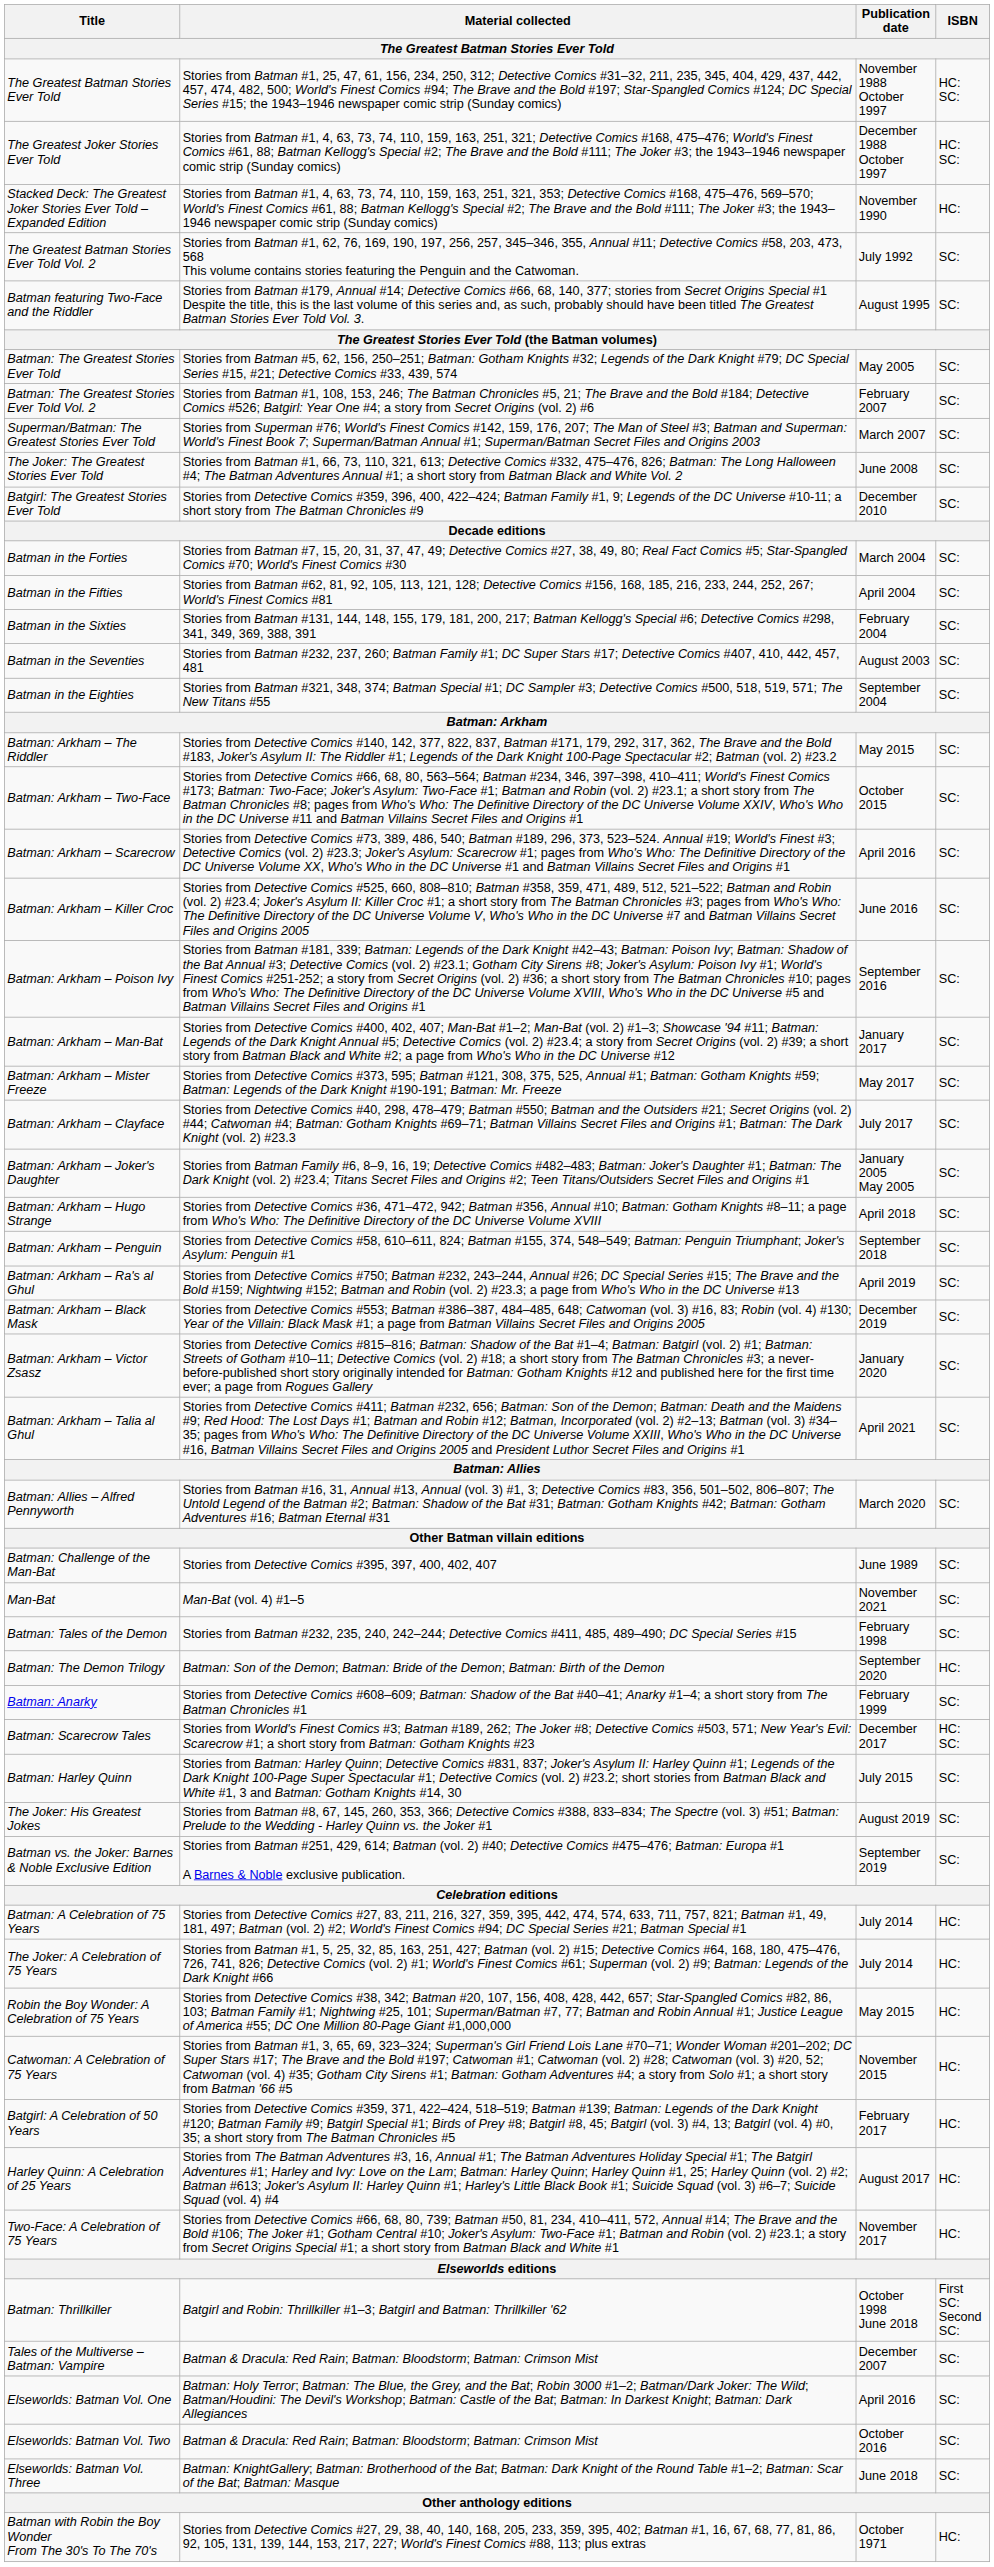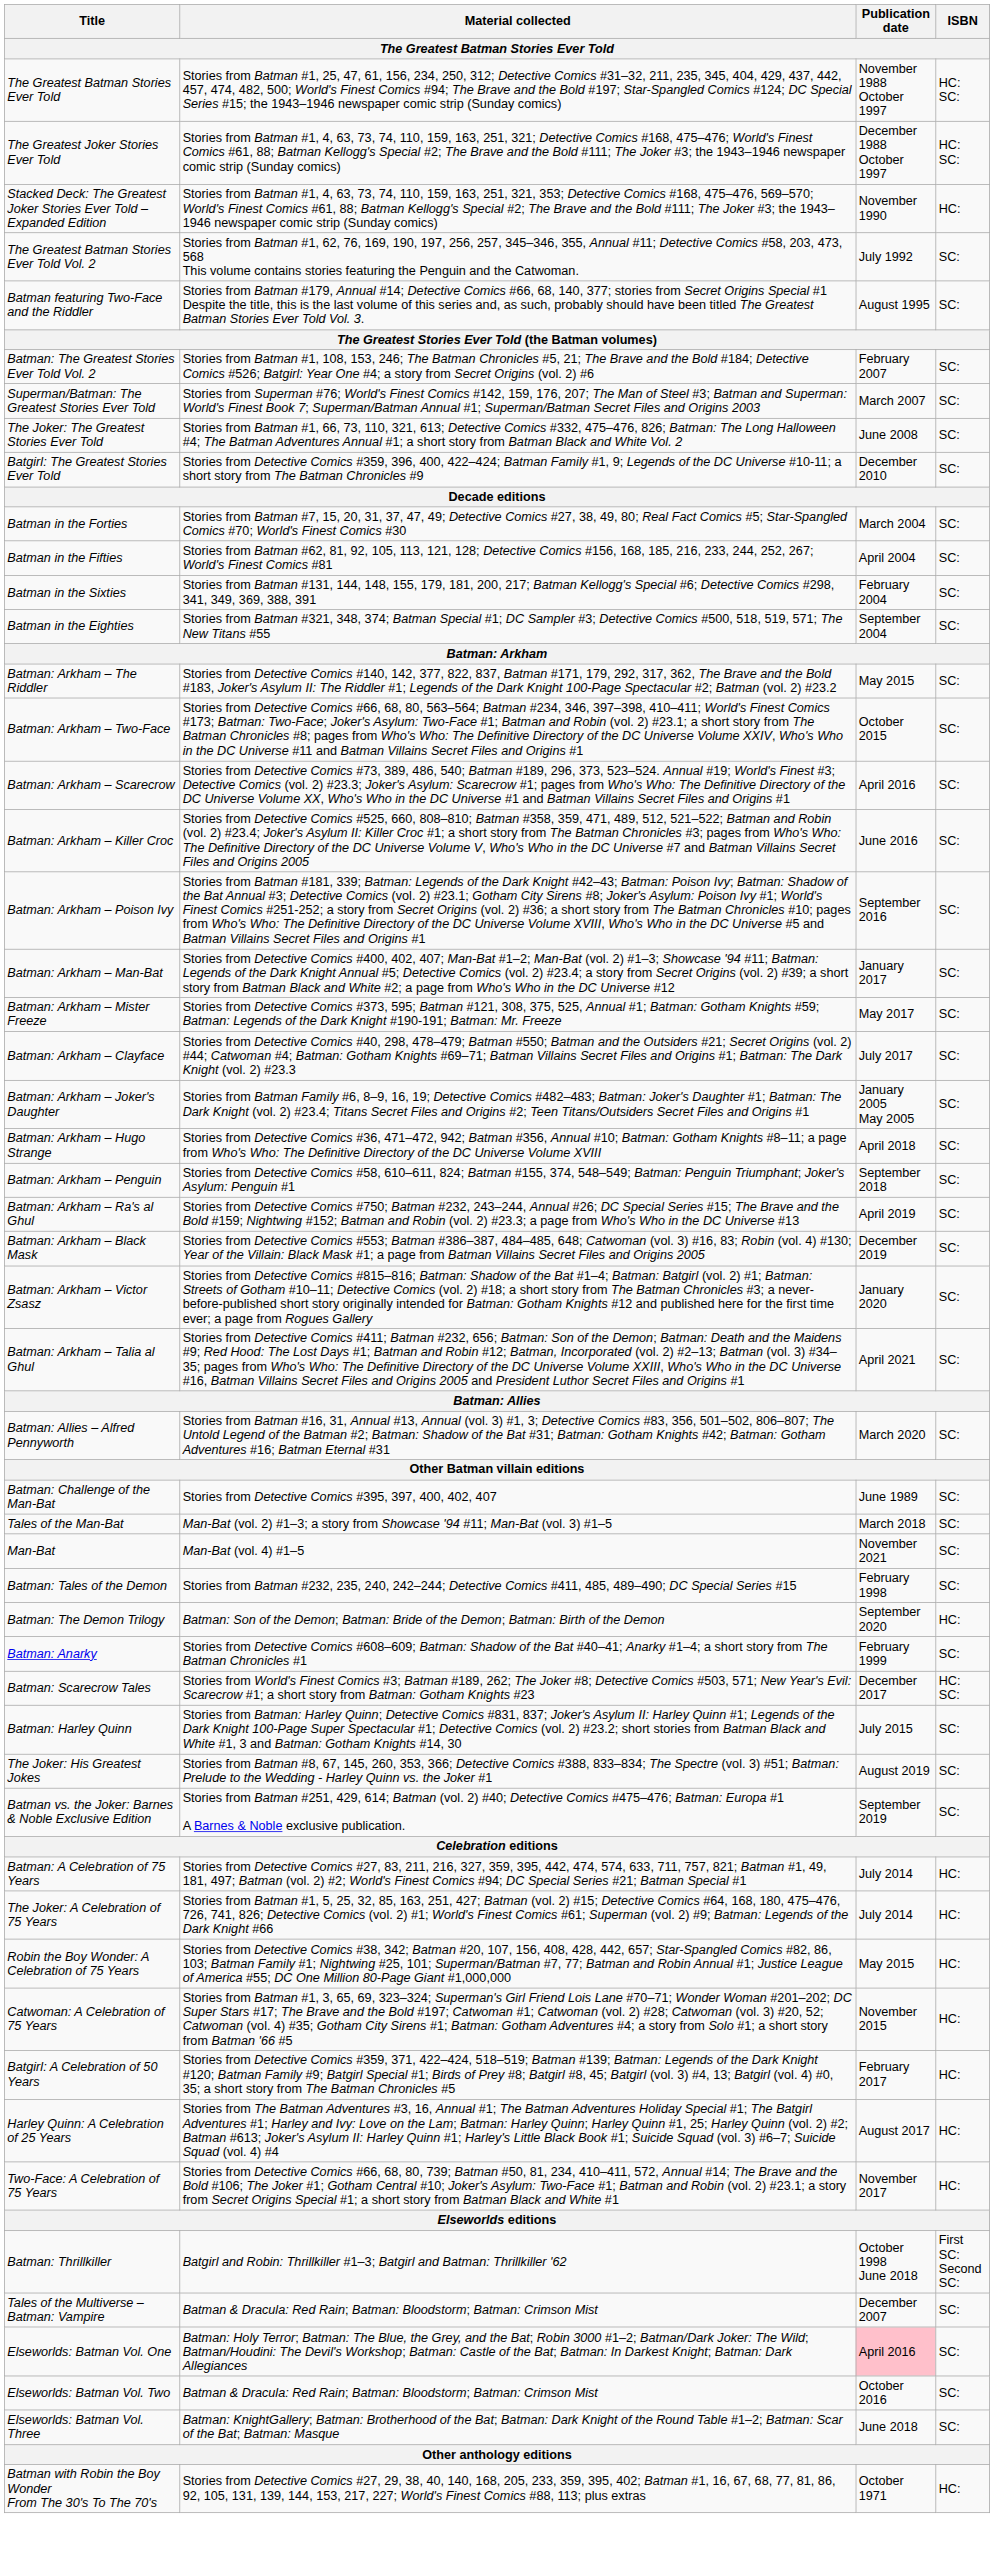- row: (91, 366)
- row: (76, 661)
+ row: (65, 1524)
(887, 2400) no background -> (887, 2351) pink background
